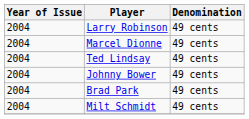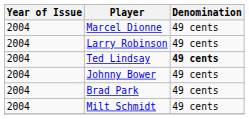rows swapped: (127, 28) <-> (124, 44)
(195, 59) normal -> (195, 59) bold
